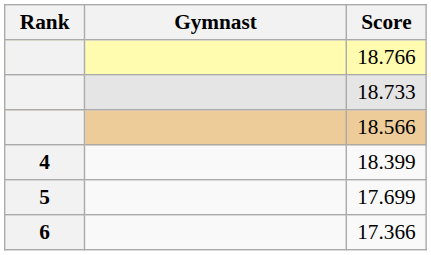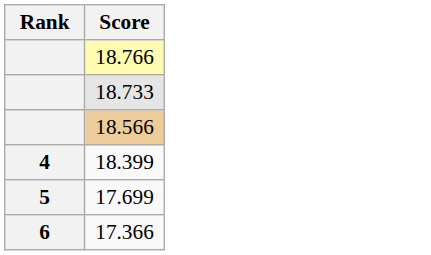- column: (216, 22)
